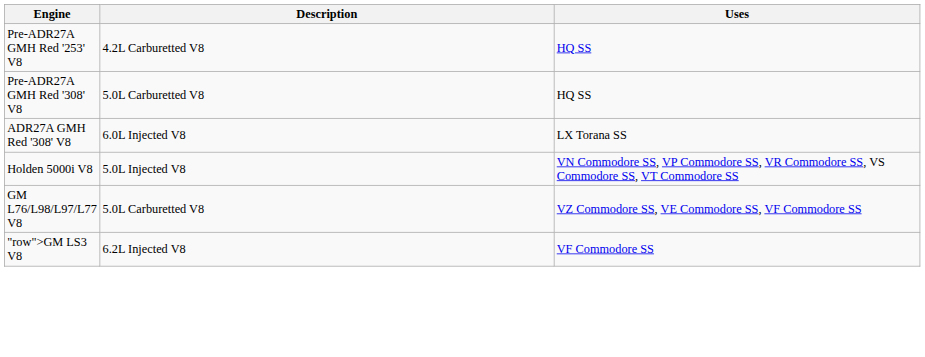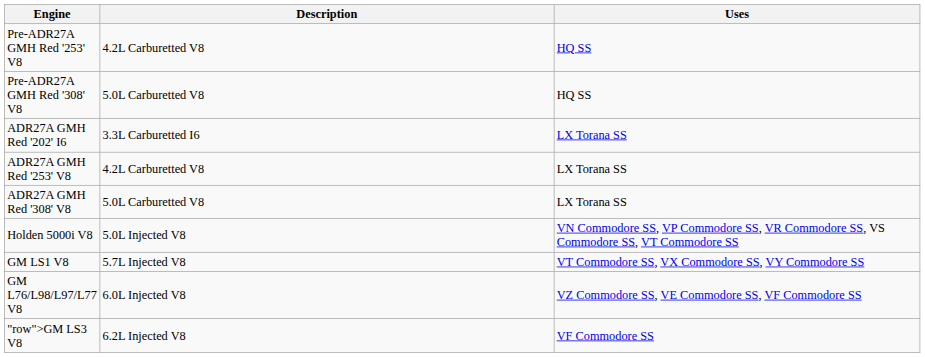+ row: (46, 135)
+ row: (46, 168)
(144, 135) 6.0L Injected V8 -> (153, 202) 5.0L Carburetted V8
+ row: (38, 261)
(153, 208) 5.0L Carburetted V8 -> (144, 295) 6.0L Injected V8
